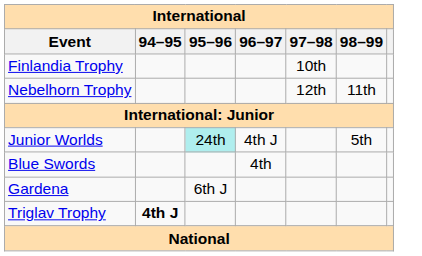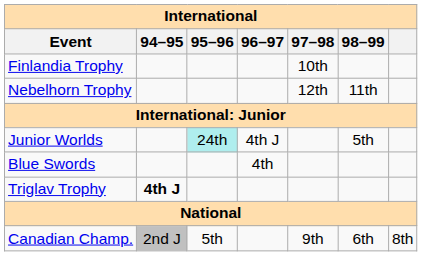- row: (38, 189)
+ row: (71, 238)
